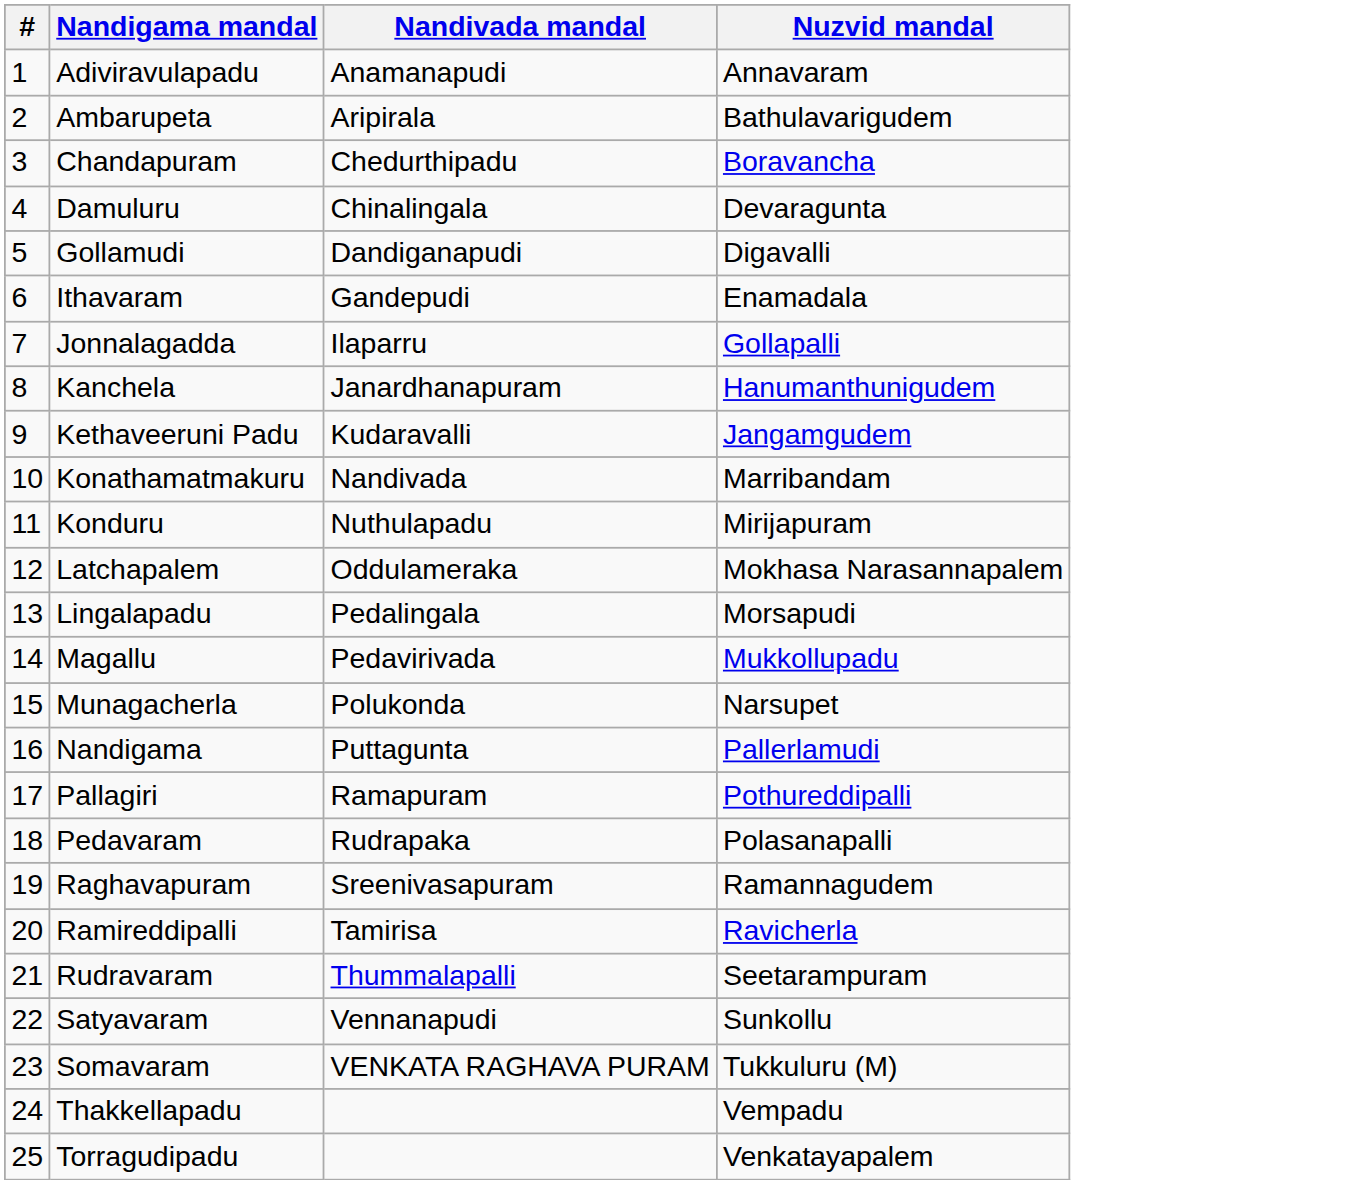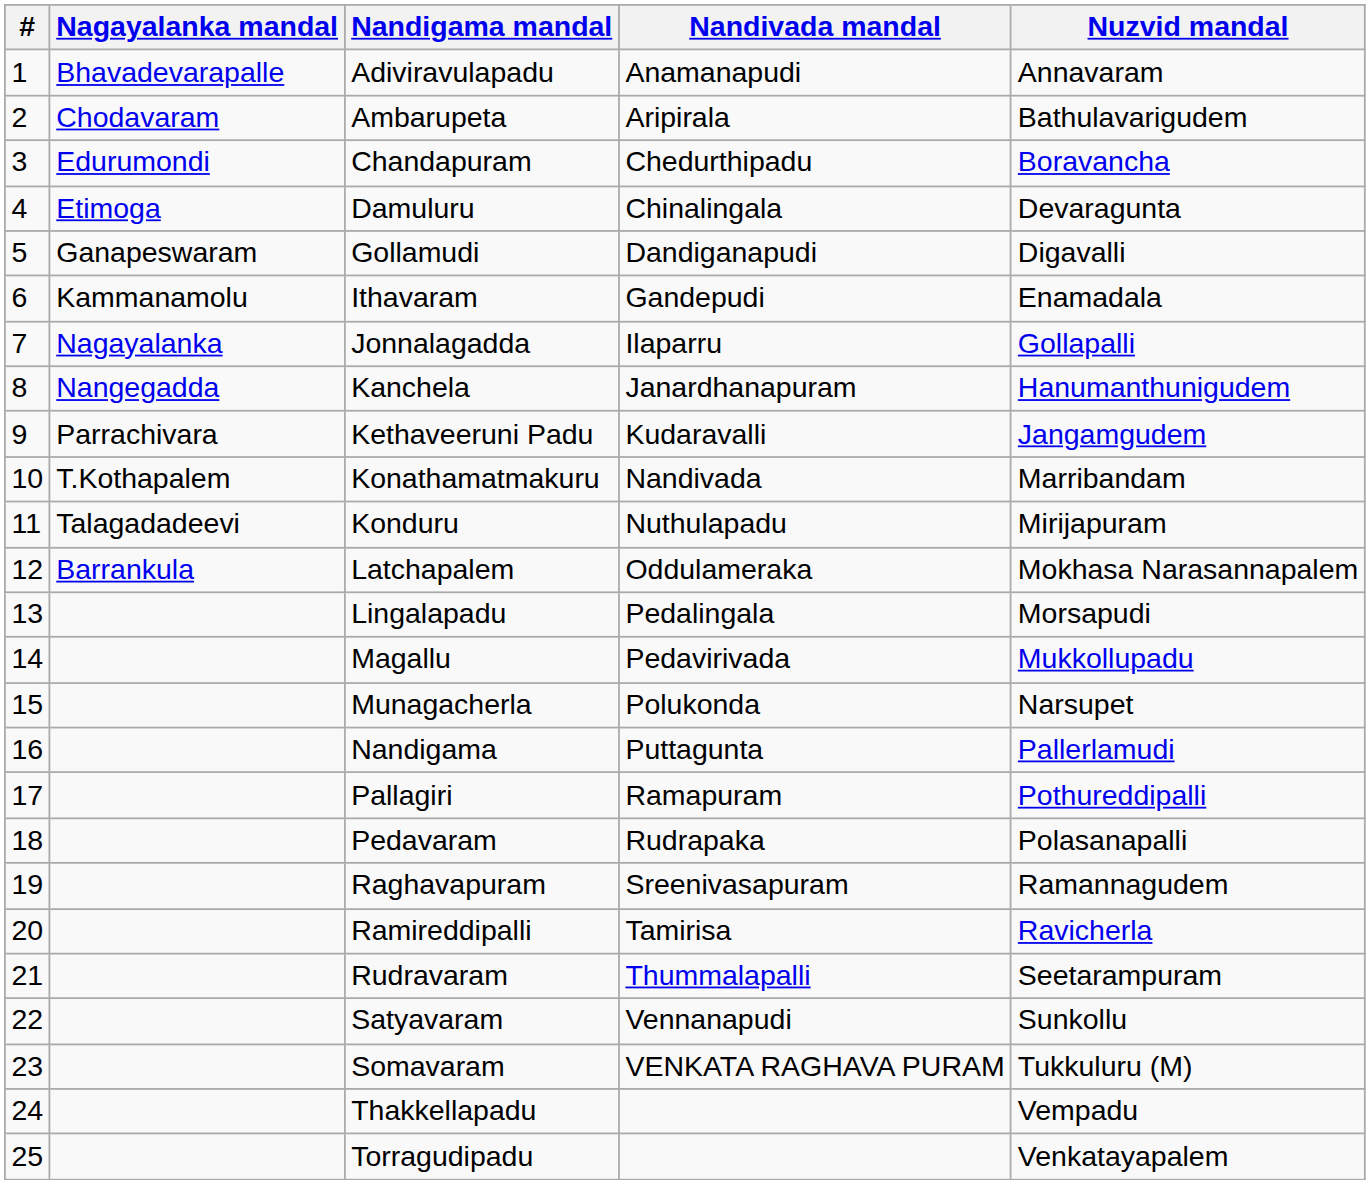+ column: (197, 27)
